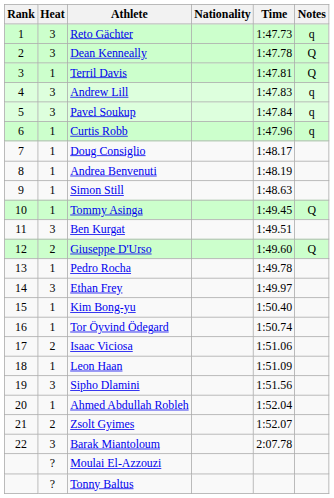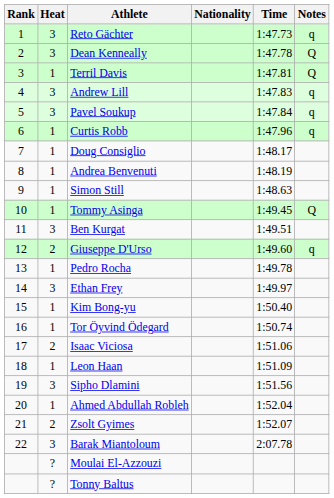(312, 249) Q -> (312, 249) q
